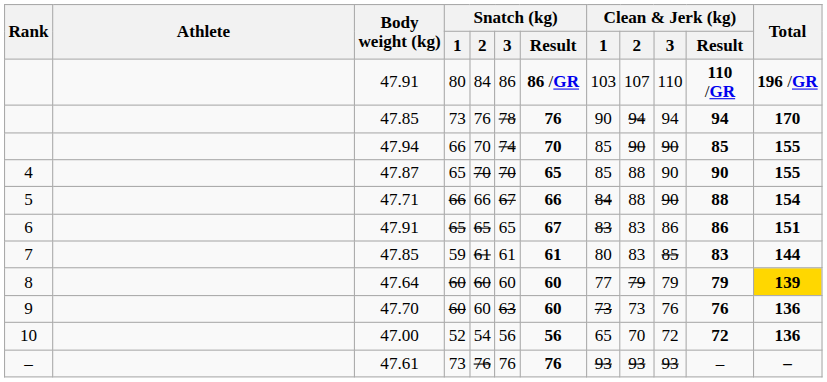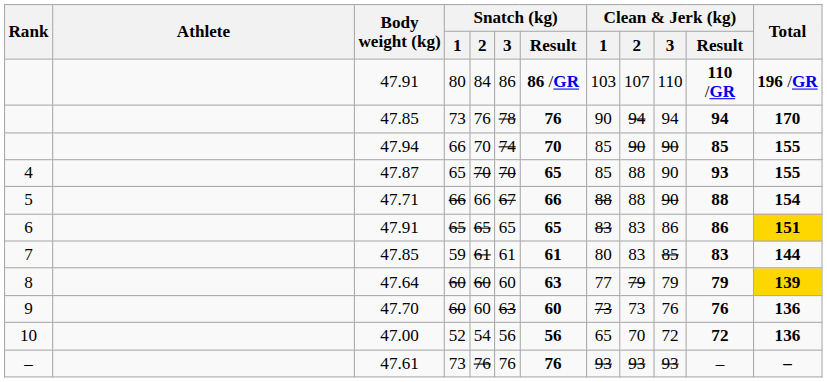(720, 173) 90 -> (720, 173) 93
(603, 200) 84 -> (603, 200) 88
(553, 227) 67 -> (553, 227) 65
(787, 227) no background -> (787, 227) gold background
(553, 281) 60 -> (553, 281) 63
